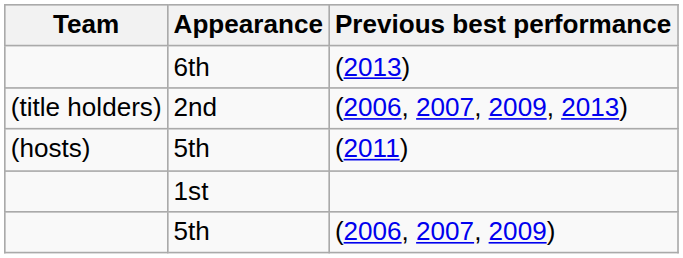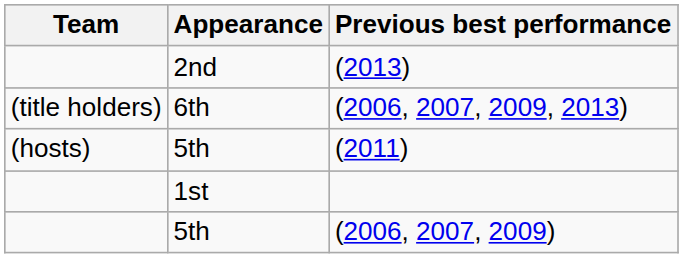(192, 66) 6th -> (195, 66) 2nd
(195, 107) 2nd -> (192, 107) 6th
